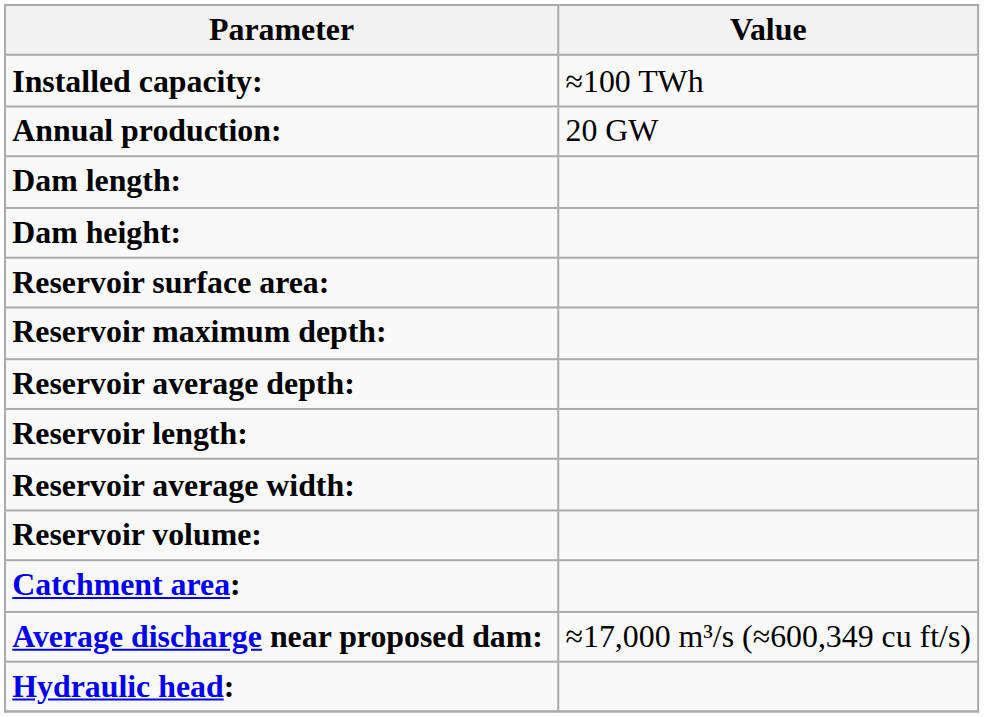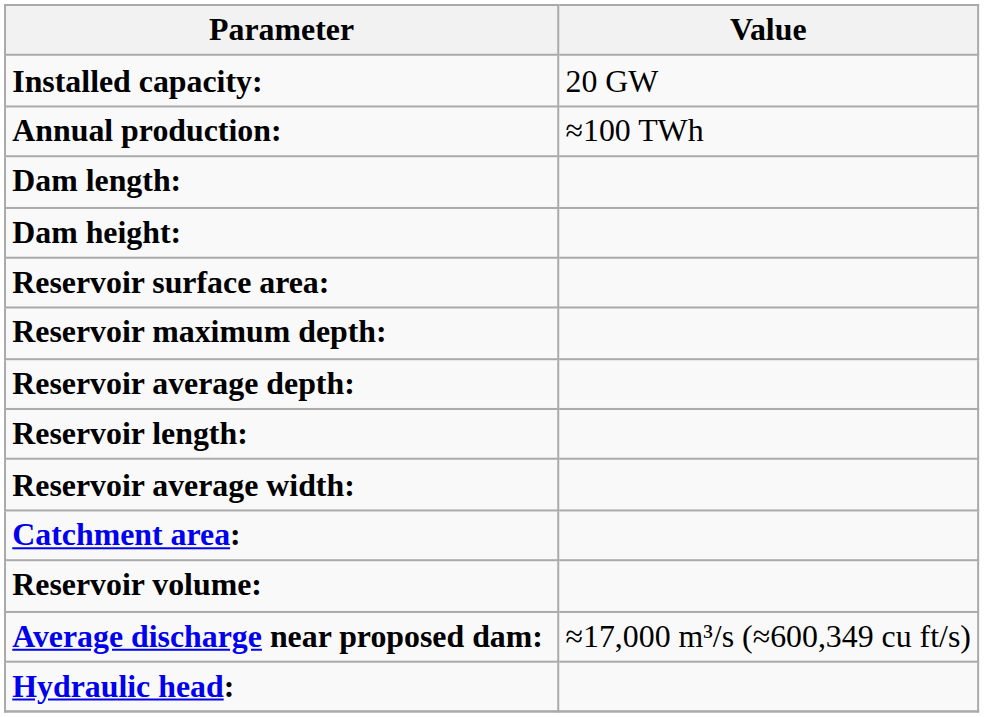(635, 80) ≈100 TWh -> (612, 80) 20 GW
(612, 130) 20 GW -> (635, 130) ≈100 TWh
rows swapped: (137, 534) <-> (126, 585)
